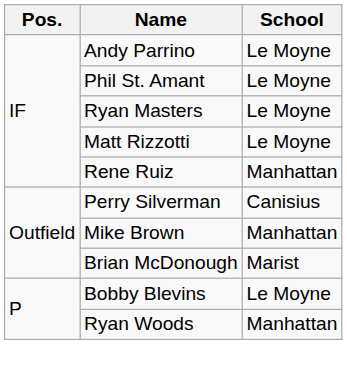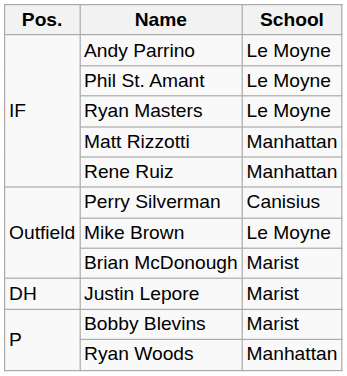(289, 141) Le Moyne -> (292, 141) Manhattan
(292, 232) Manhattan -> (289, 232) Le Moyne
+ row: (142, 293)
(289, 293) Le Moyne -> (273, 324) Marist
